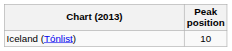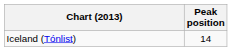(206, 38) 10 -> (206, 38) 14
